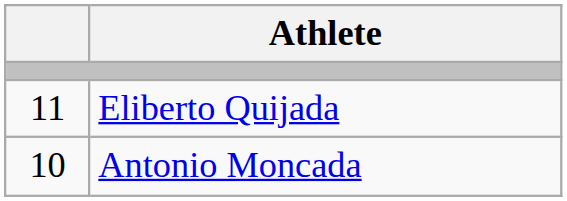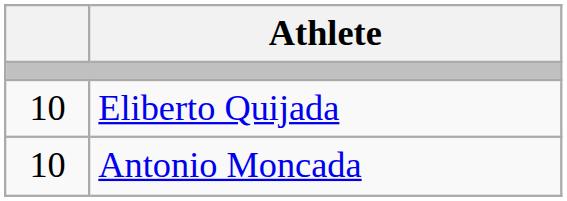(48, 107) 11 -> (48, 107) 10
